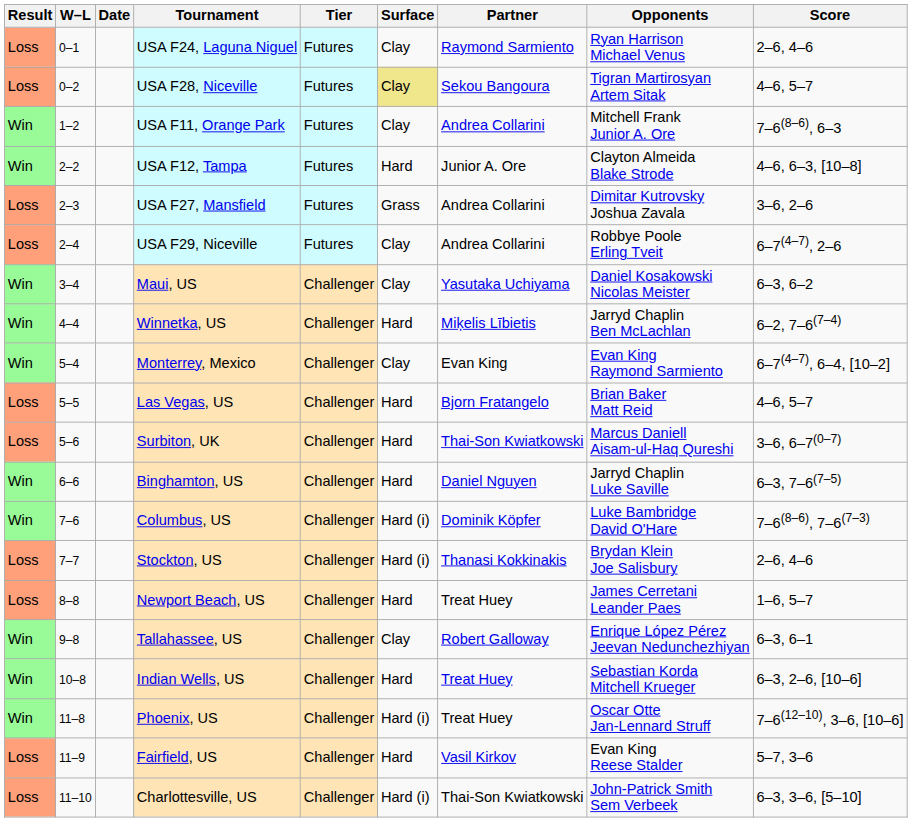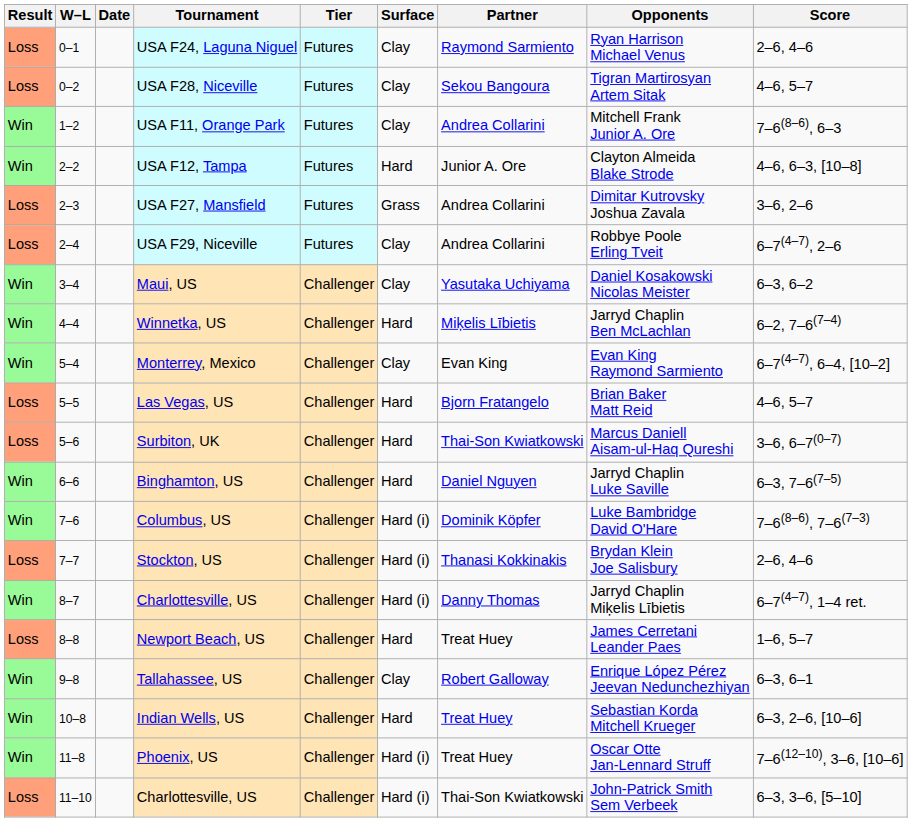(396, 86) khaki background -> (396, 86) no background
+ row: (69, 600)
- row: (72, 758)
